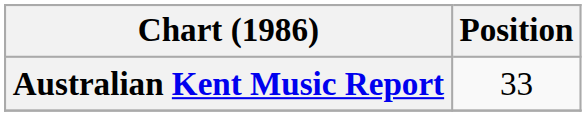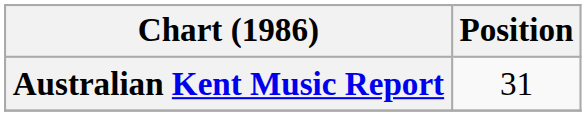(516, 83) 33 -> (516, 83) 31
